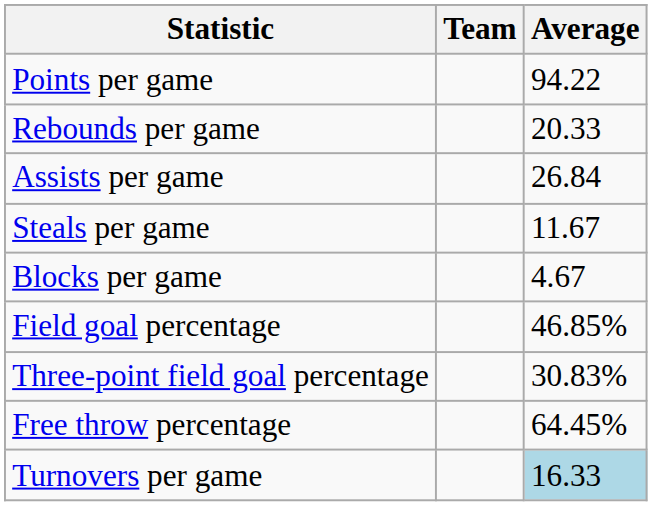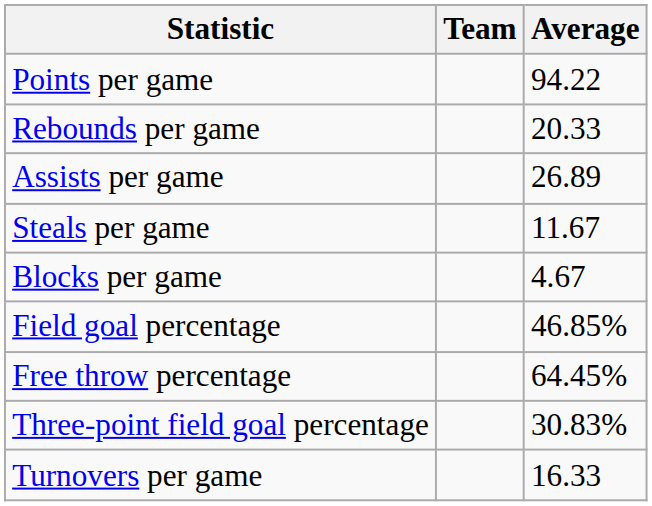(566, 177) 26.84 -> (566, 177) 26.89
rows swapped: (220, 375) <-> (152, 425)
(566, 474) lightblue background -> (566, 474) no background
